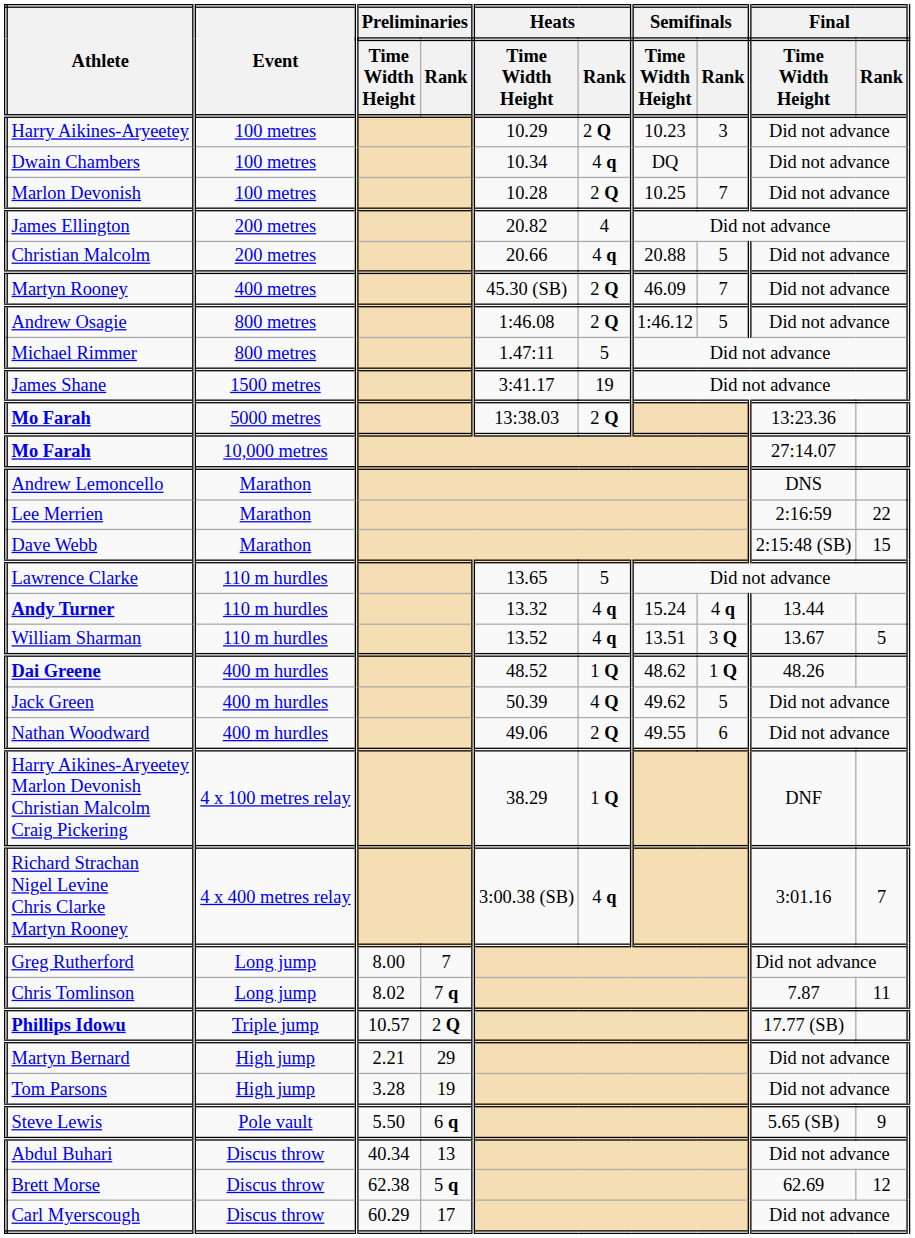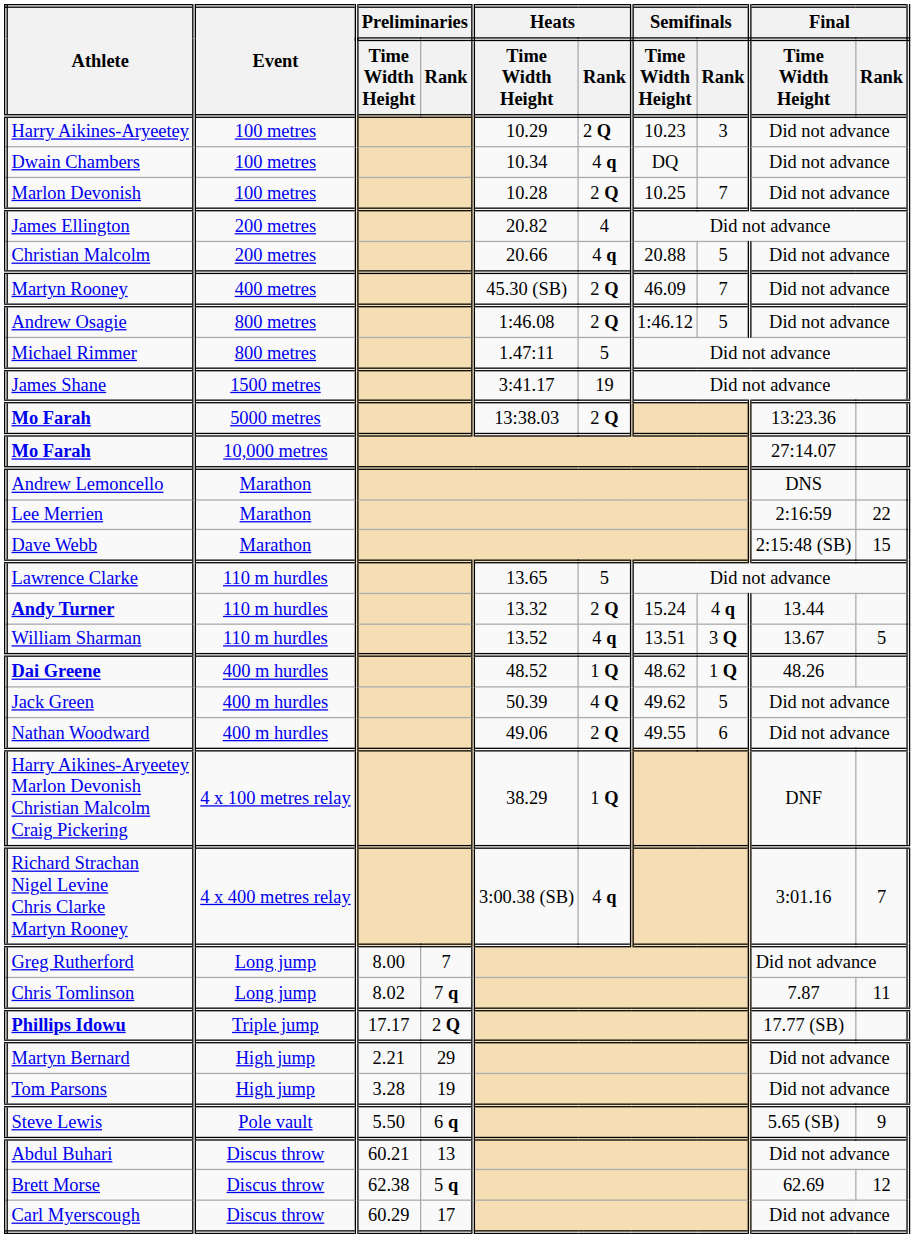(604, 608) 4 q -> (604, 608) 2 Q
(389, 1025) 10.57 -> (389, 1025) 17.17
(389, 1154) 40.34 -> (389, 1154) 60.21
